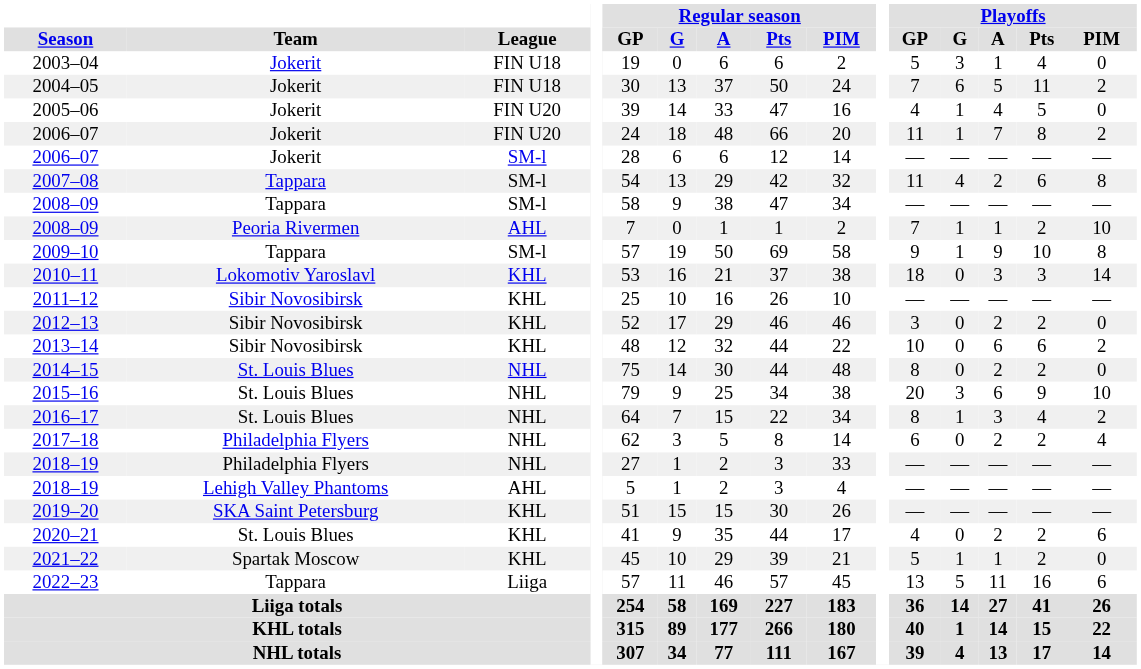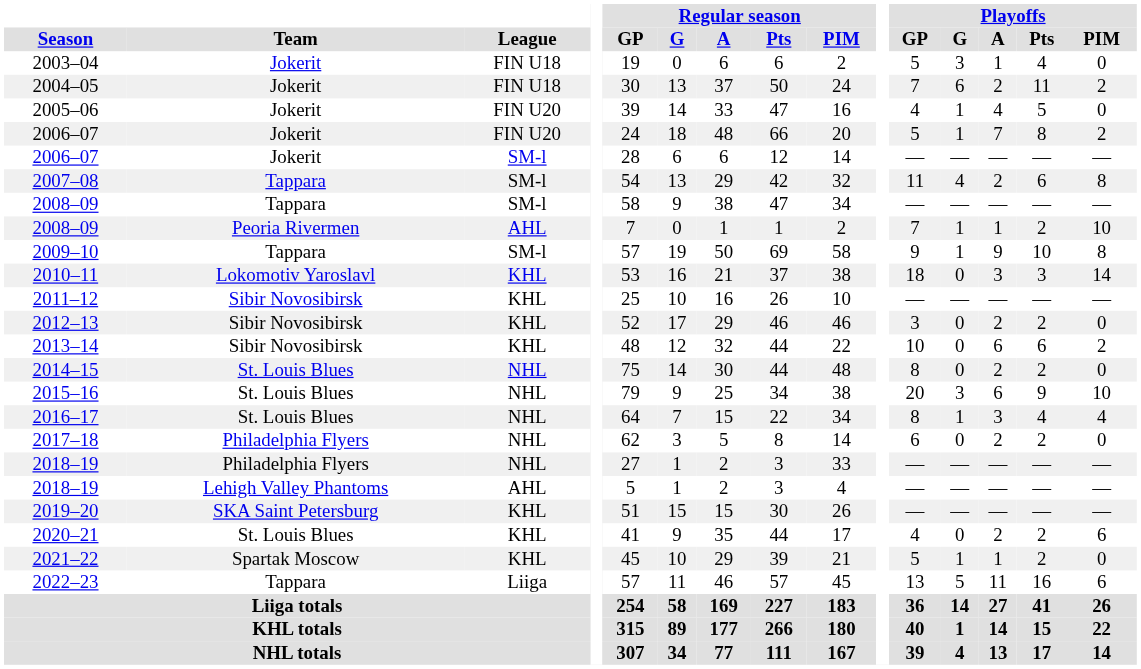(998, 86) 5 -> (998, 86) 2
(915, 133) 11 -> (915, 133) 5
(1102, 416) 2 -> (1102, 416) 4
(1102, 440) 4 -> (1102, 440) 0
